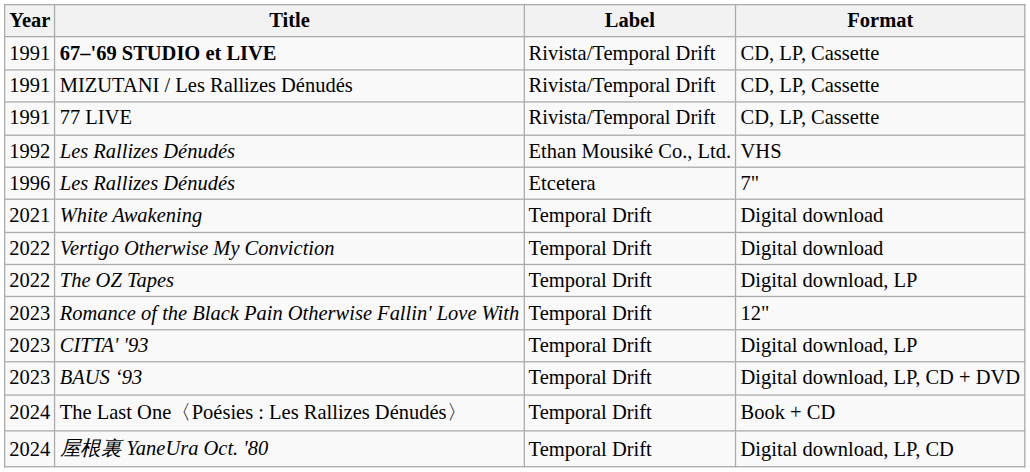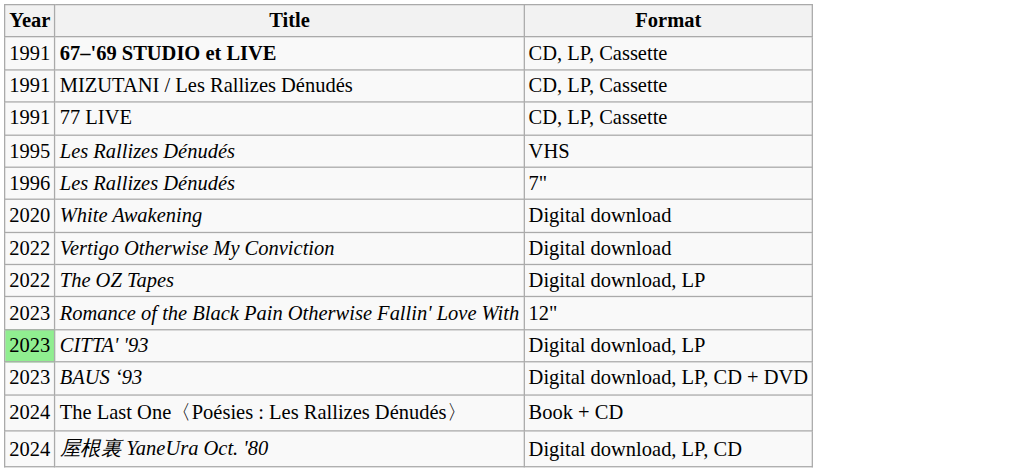- column: (630, 20)
(30, 150) 1992 -> (30, 150) 1995
(30, 215) 2021 -> (30, 215) 2020
(30, 345) no background -> (30, 345) lightgreen background
